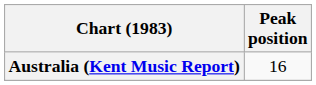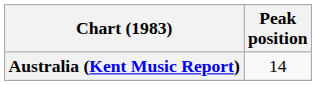(278, 66) 16 -> (278, 66) 14
